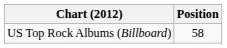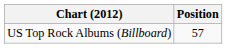(198, 33) 58 -> (198, 33) 57
